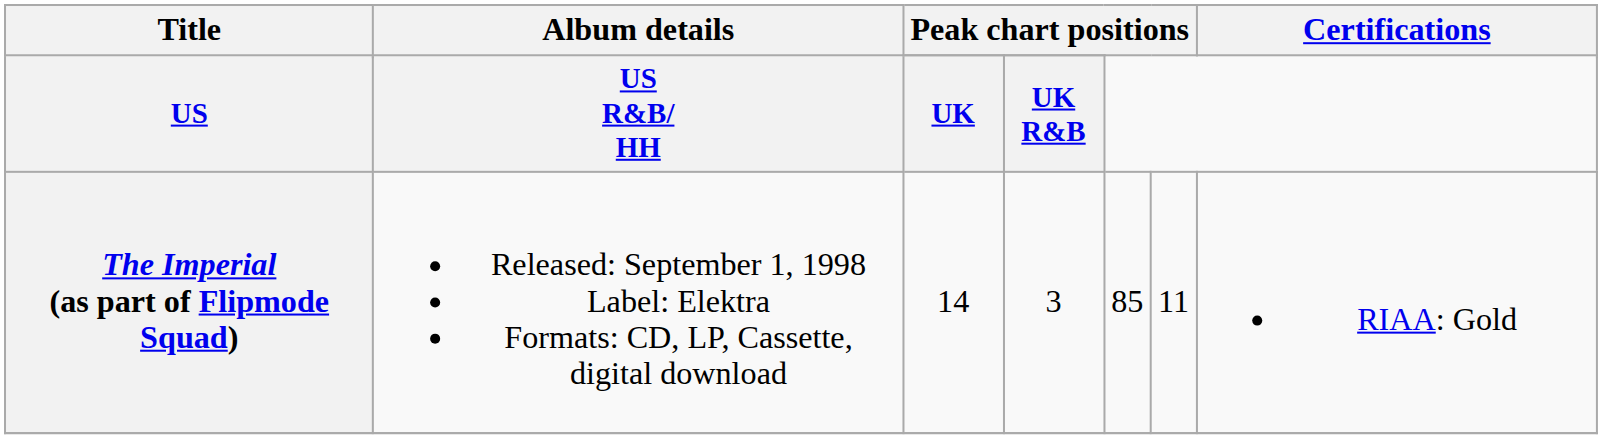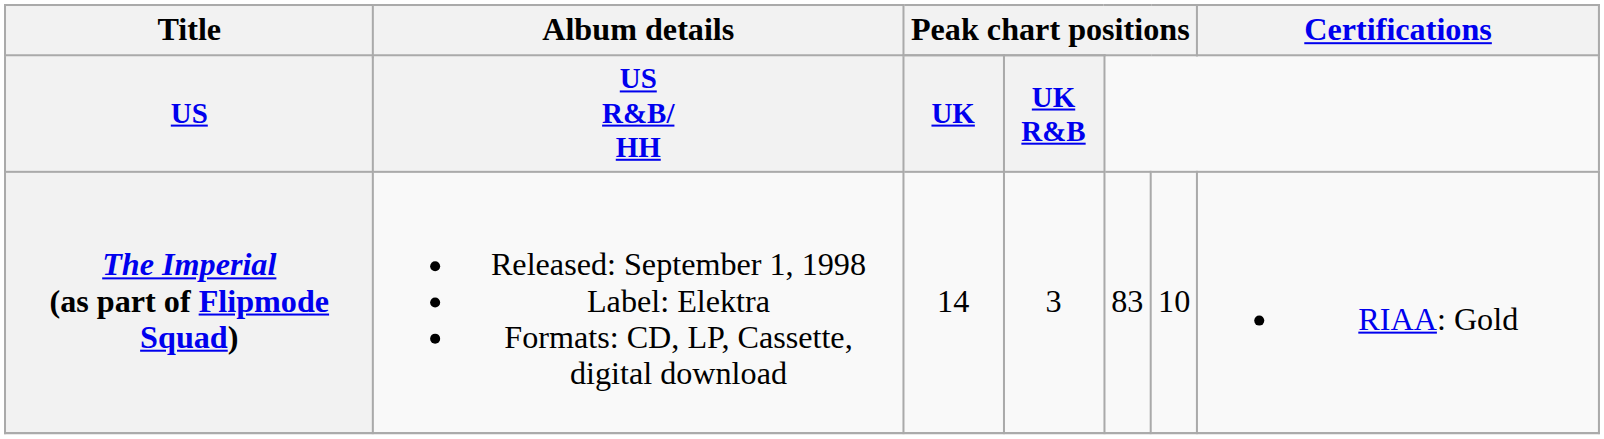(1127, 301) 85 -> (1127, 301) 83
(1174, 301) 11 -> (1174, 301) 10
